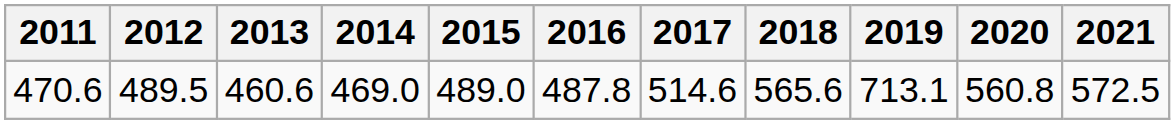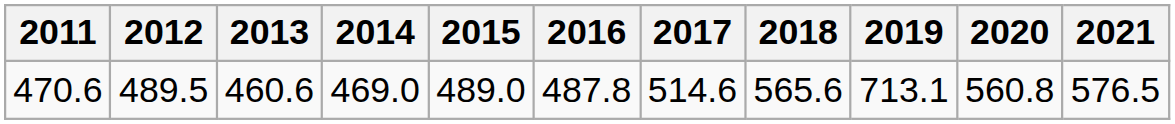(1115, 89) 572.5 -> (1115, 89) 576.5
